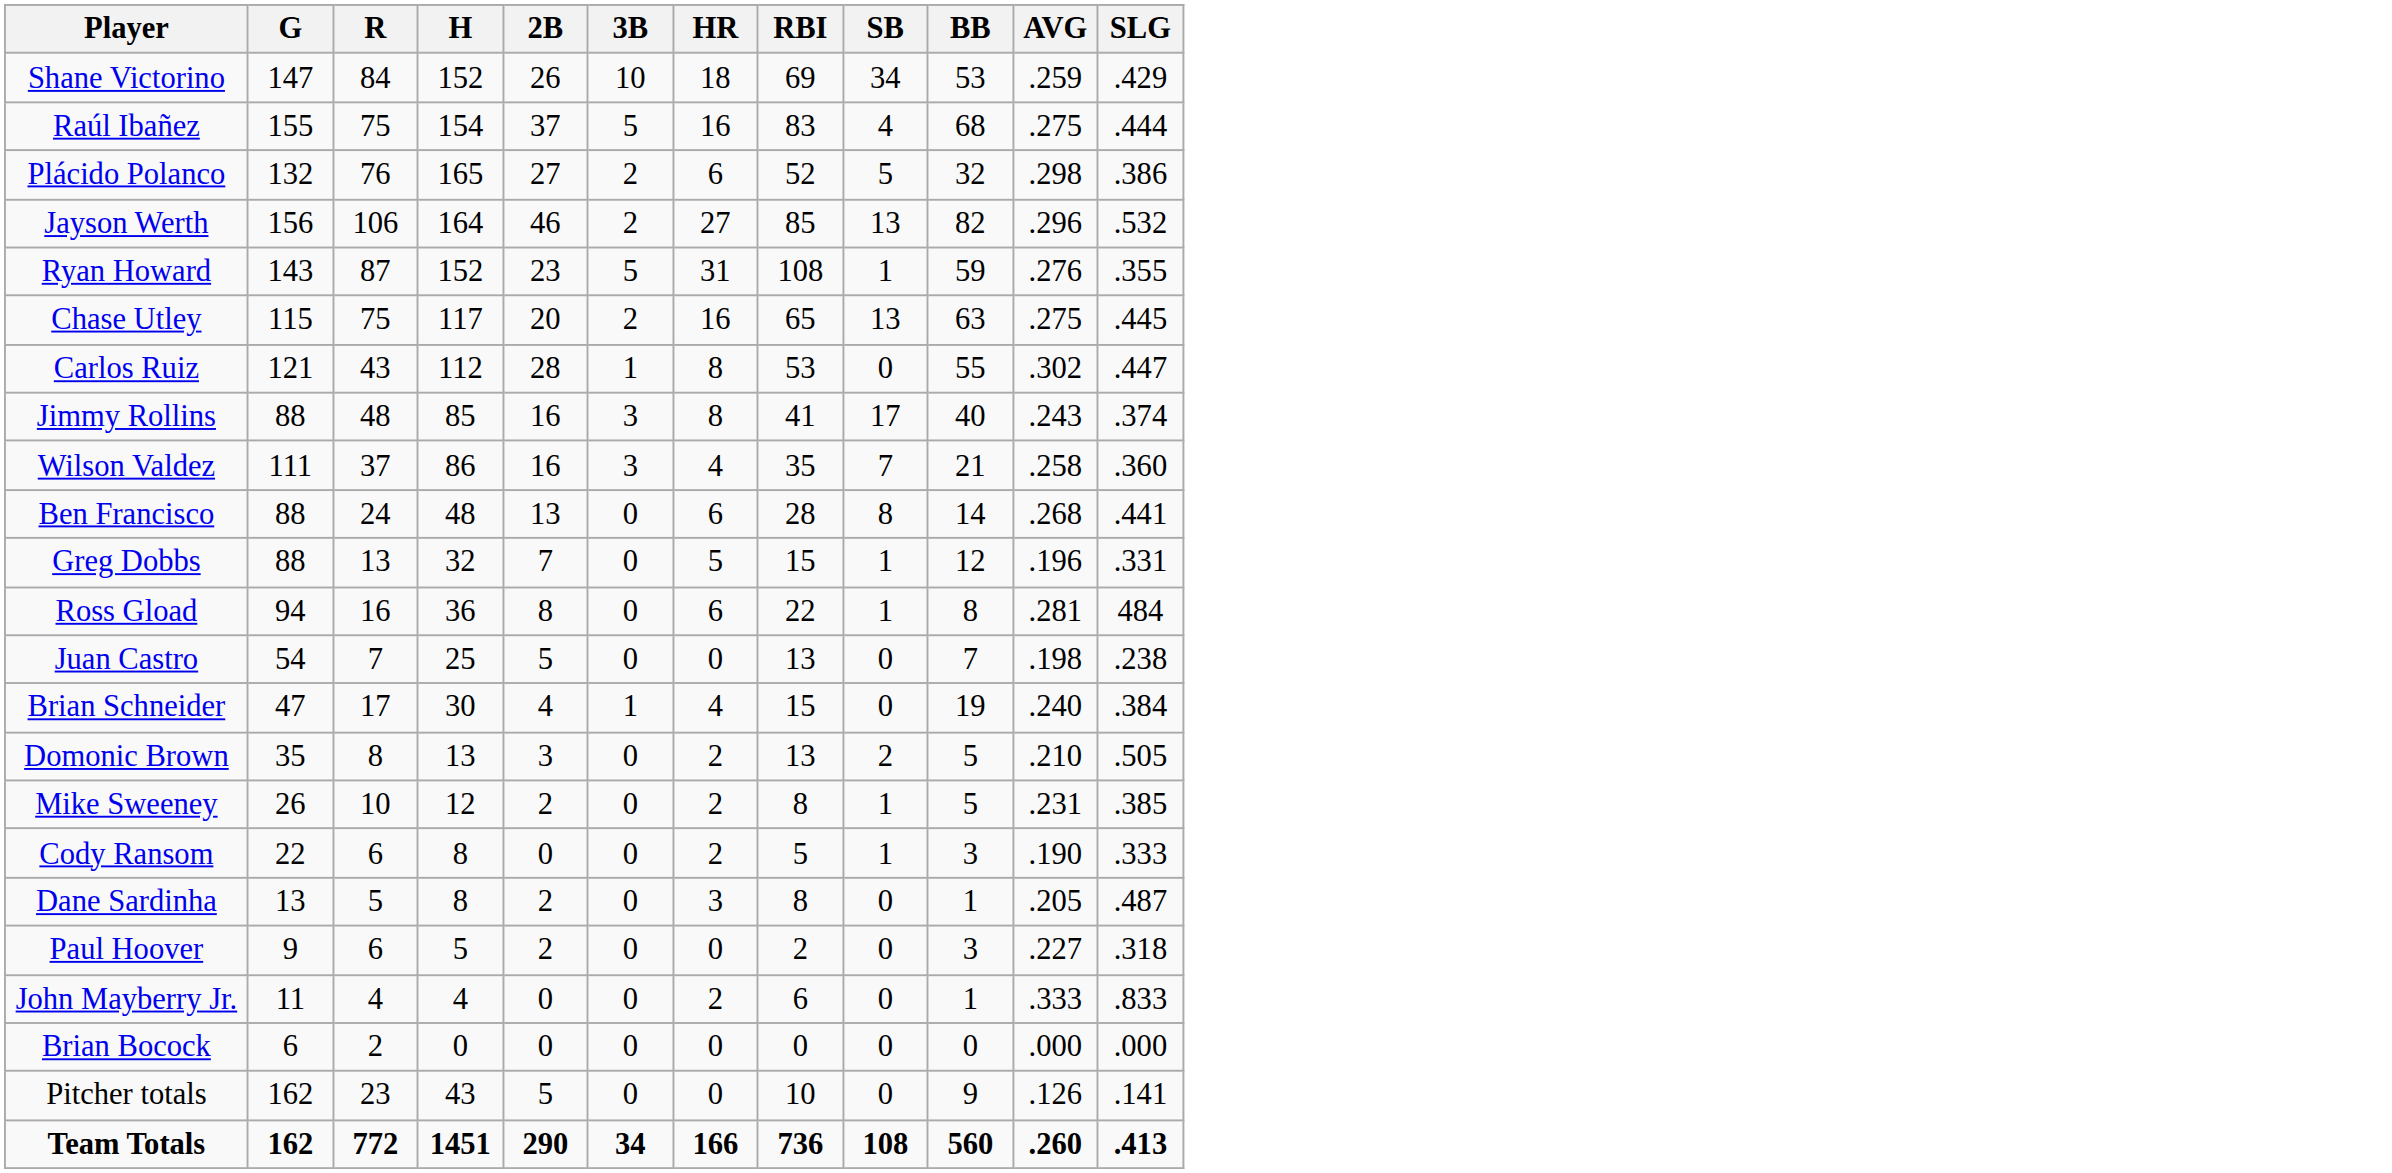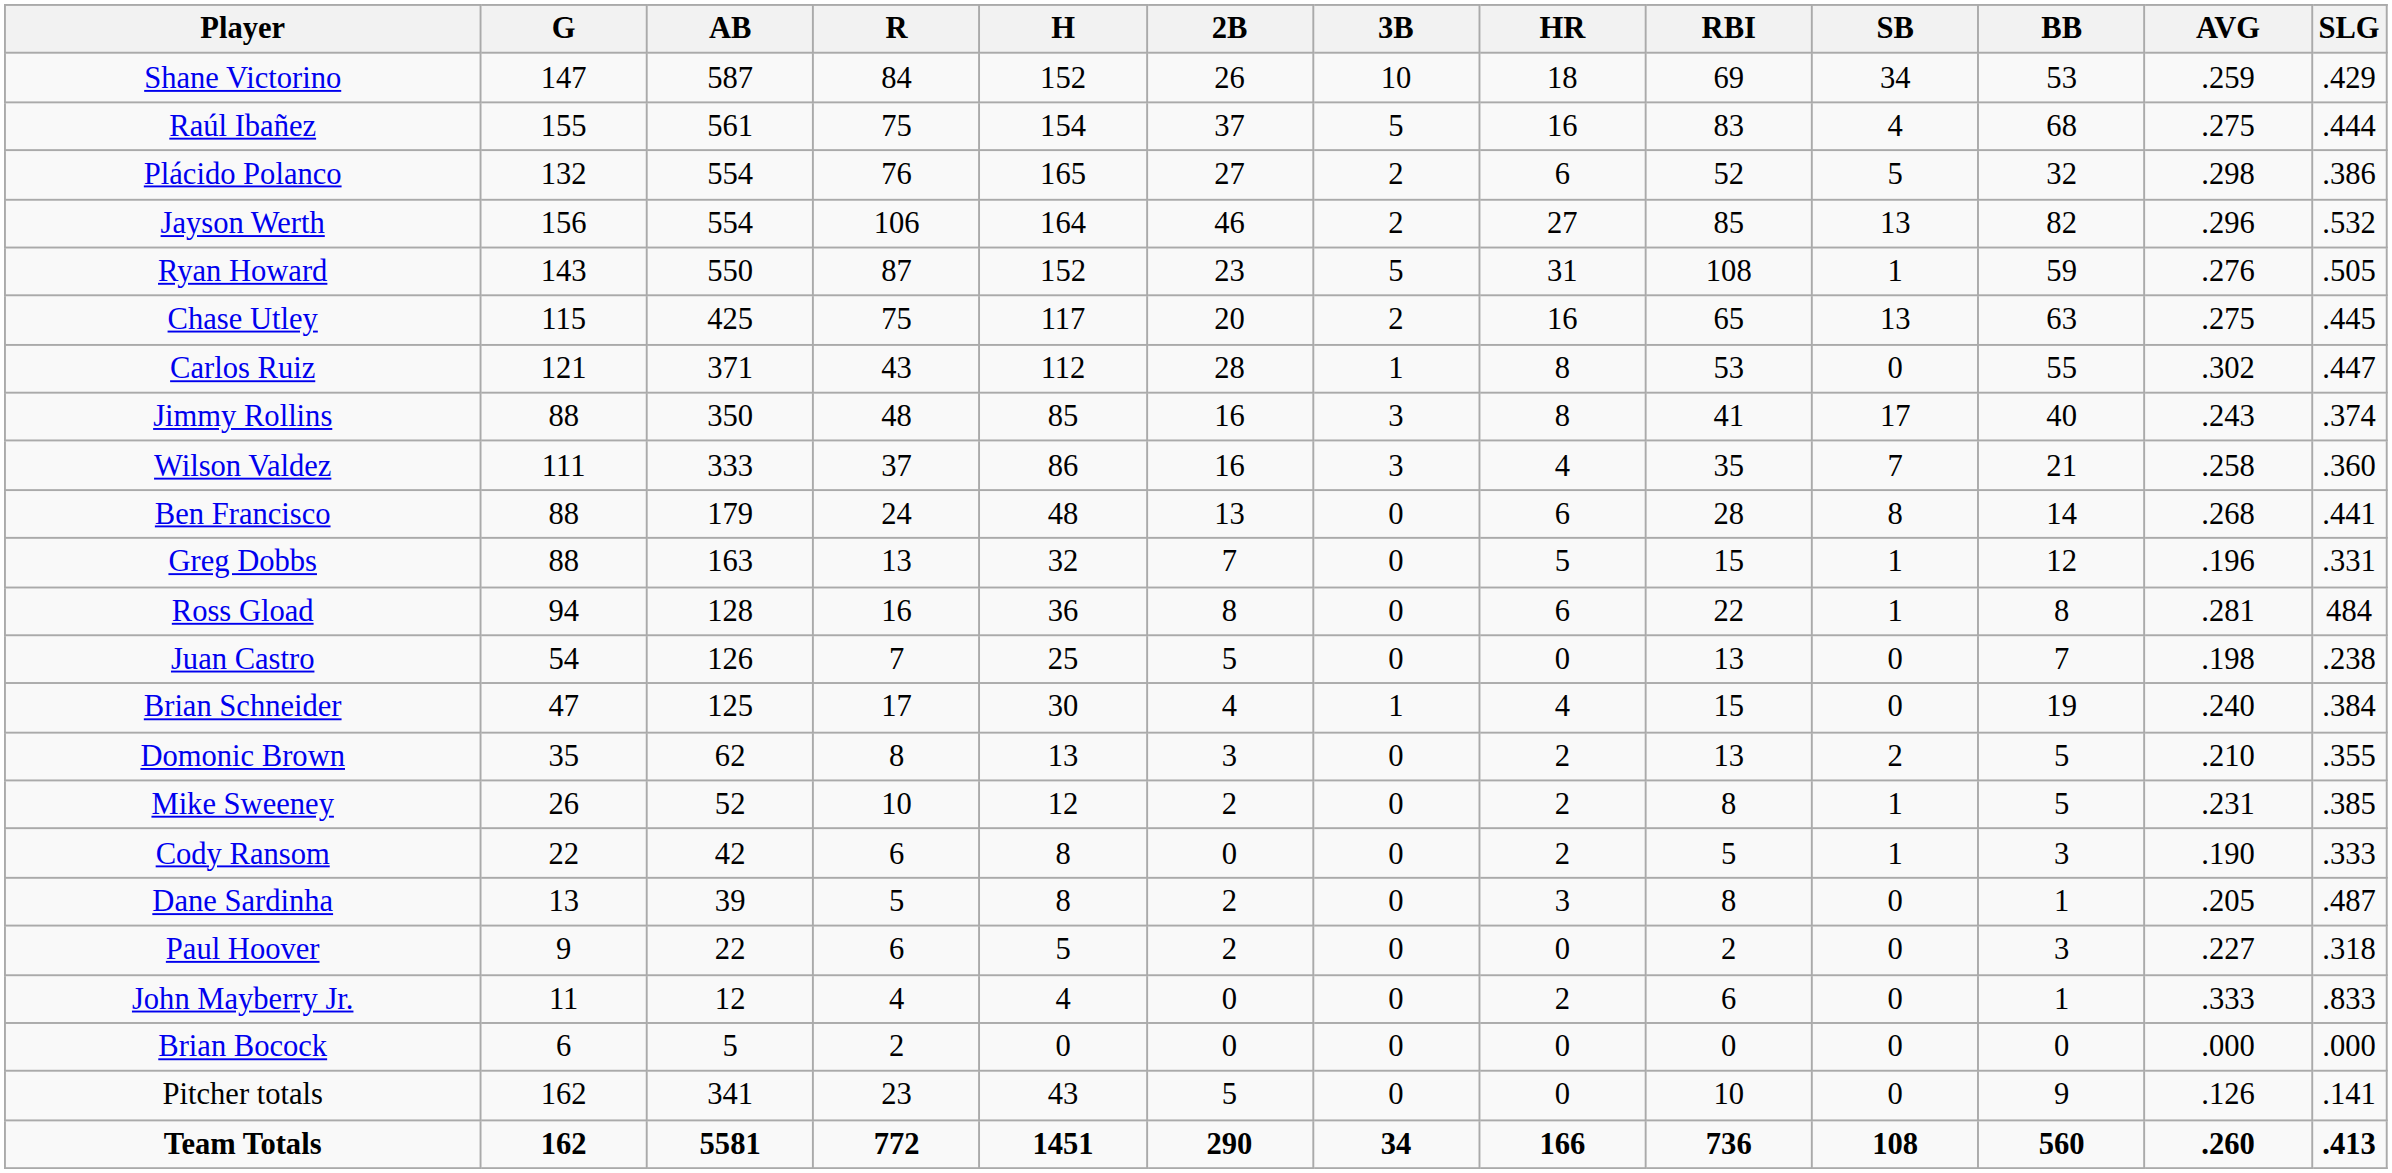+ column: (730, 28)
(1140, 271) .355 -> (2349, 271) .505
(1140, 755) .505 -> (2349, 755) .355
